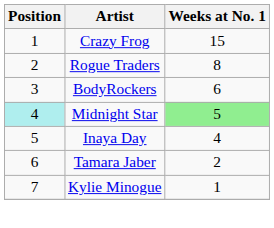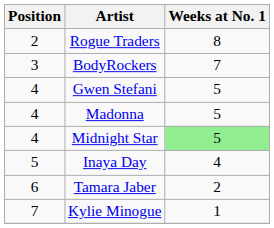- row: (115, 41)
(217, 89) 6 -> (217, 65) 7
+ row: (115, 89)
+ row: (115, 114)
(34, 114) paleturquoise background -> (34, 138) no background
